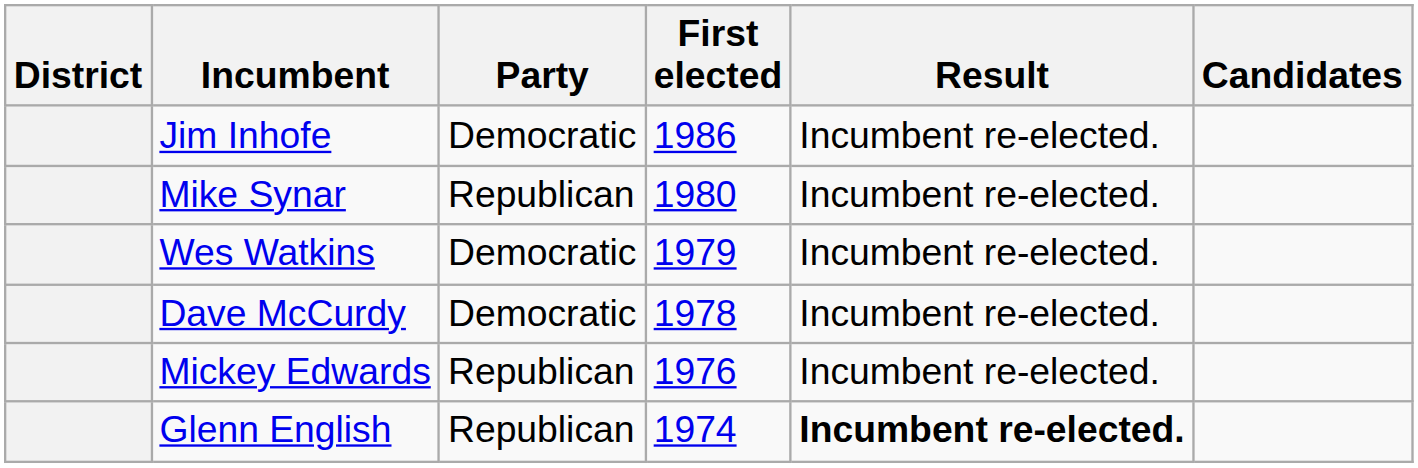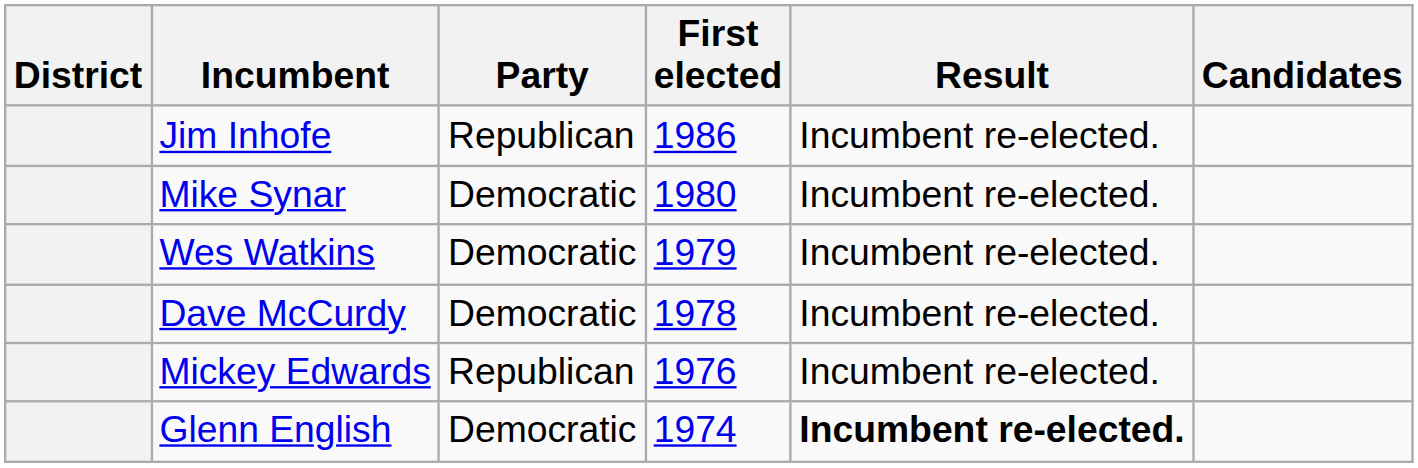(542, 135) Democratic -> (541, 135) Republican
(541, 194) Republican -> (542, 194) Democratic
(541, 430) Republican -> (542, 430) Democratic
